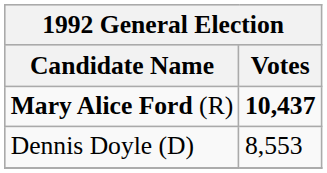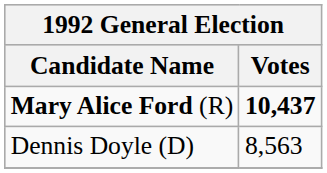(274, 146) 8,553 -> (274, 146) 8,563
